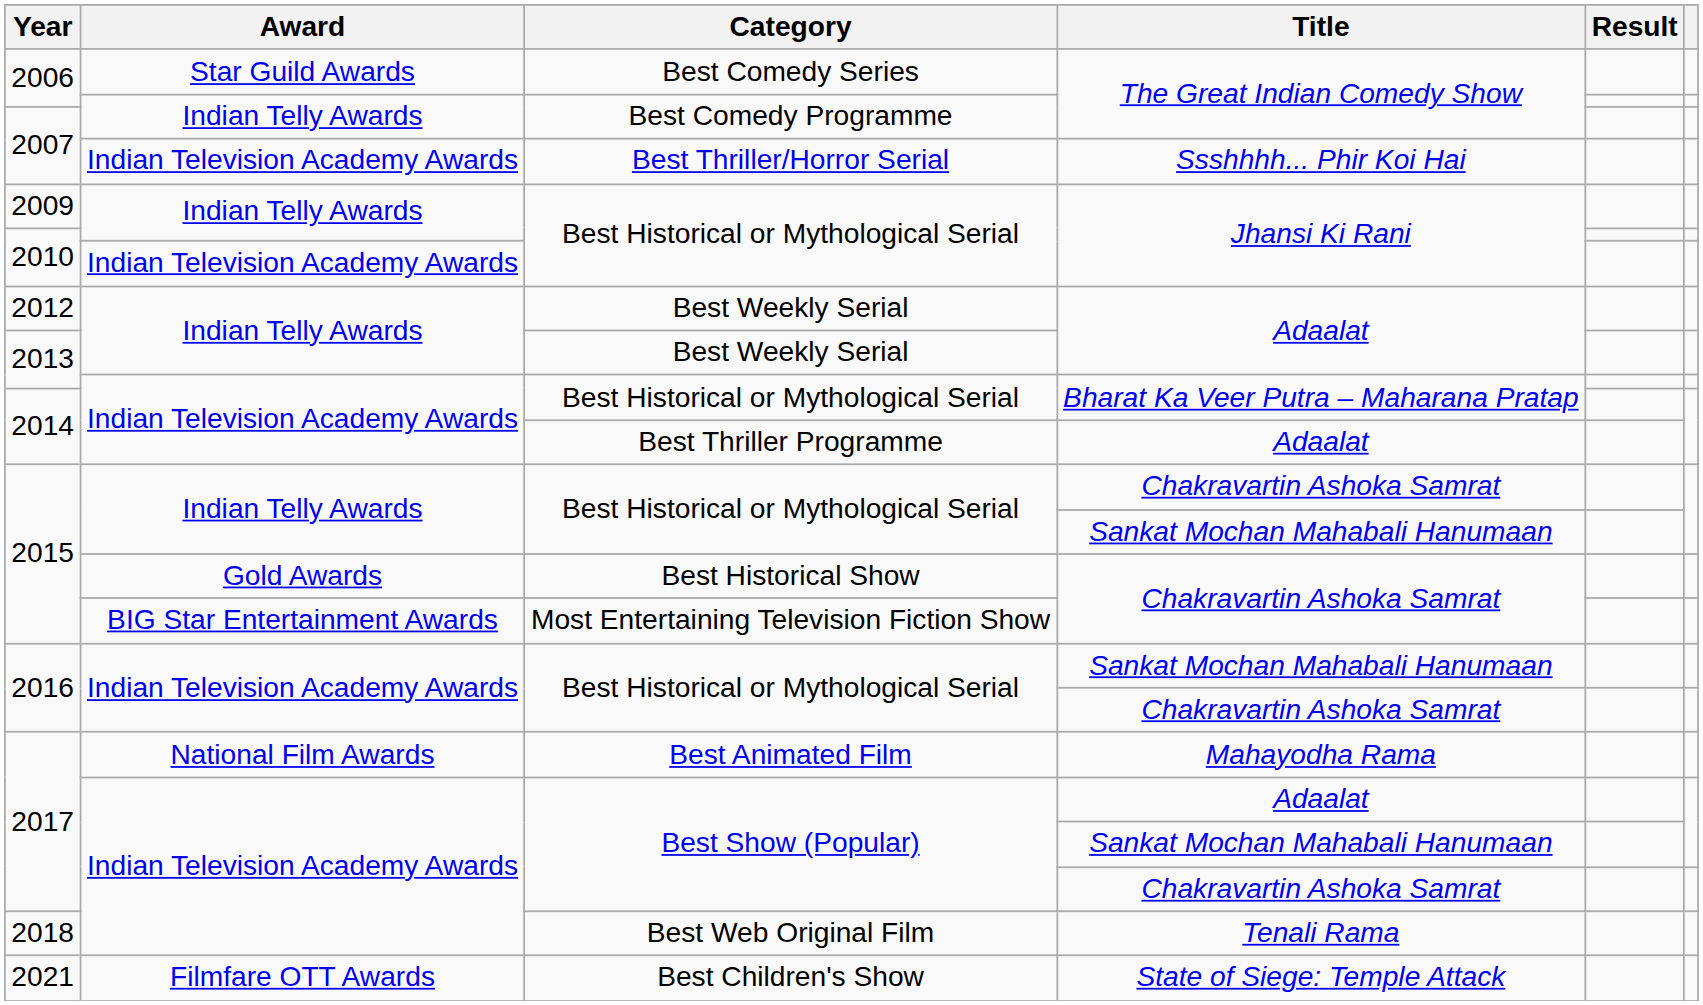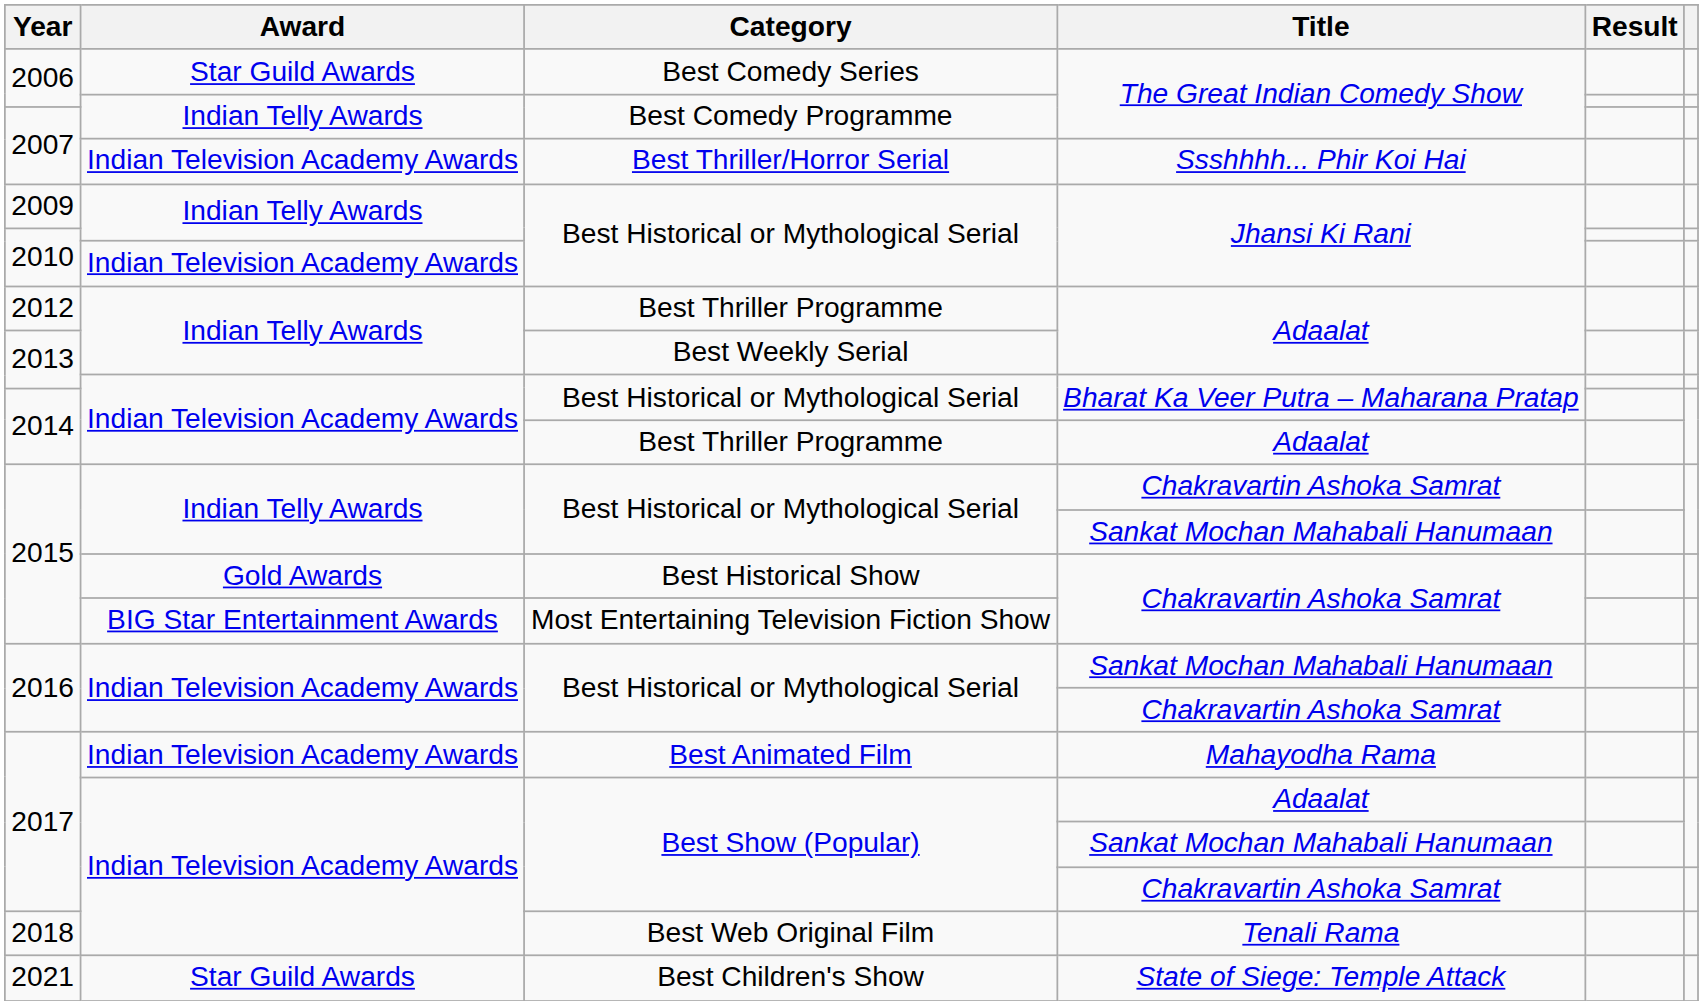(791, 307) Best Weekly Serial -> (791, 307) Best Thriller Programme
(302, 754) National Film Awards -> (302, 754) Indian Television Academy Awards
(302, 977) Filmfare OTT Awards -> (302, 977) Star Guild Awards
